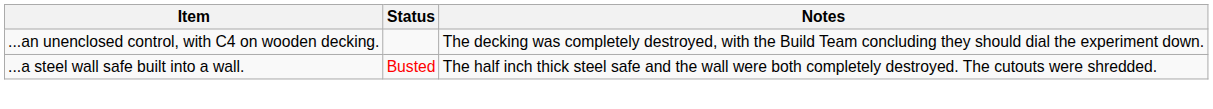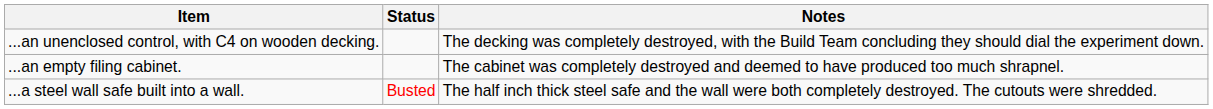+ row: (95, 66)
